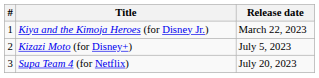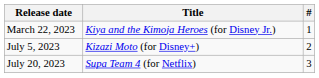columns swapped: (10, 13) <-> (275, 13)
